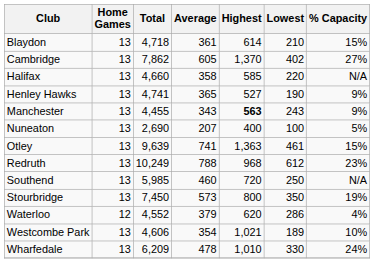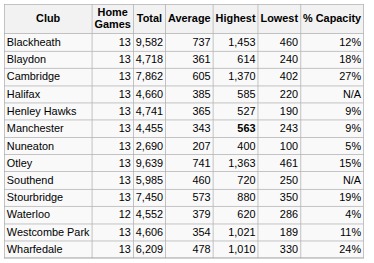+ row: (34, 42)
(295, 42) 210 -> (289, 59) 240
(356, 42) 15% -> (350, 59) 18%
(208, 77) 358 -> (202, 94) 385
- row: (26, 163)
(252, 197) 800 -> (246, 197) 880
(356, 232) 10% -> (351, 232) 11%
